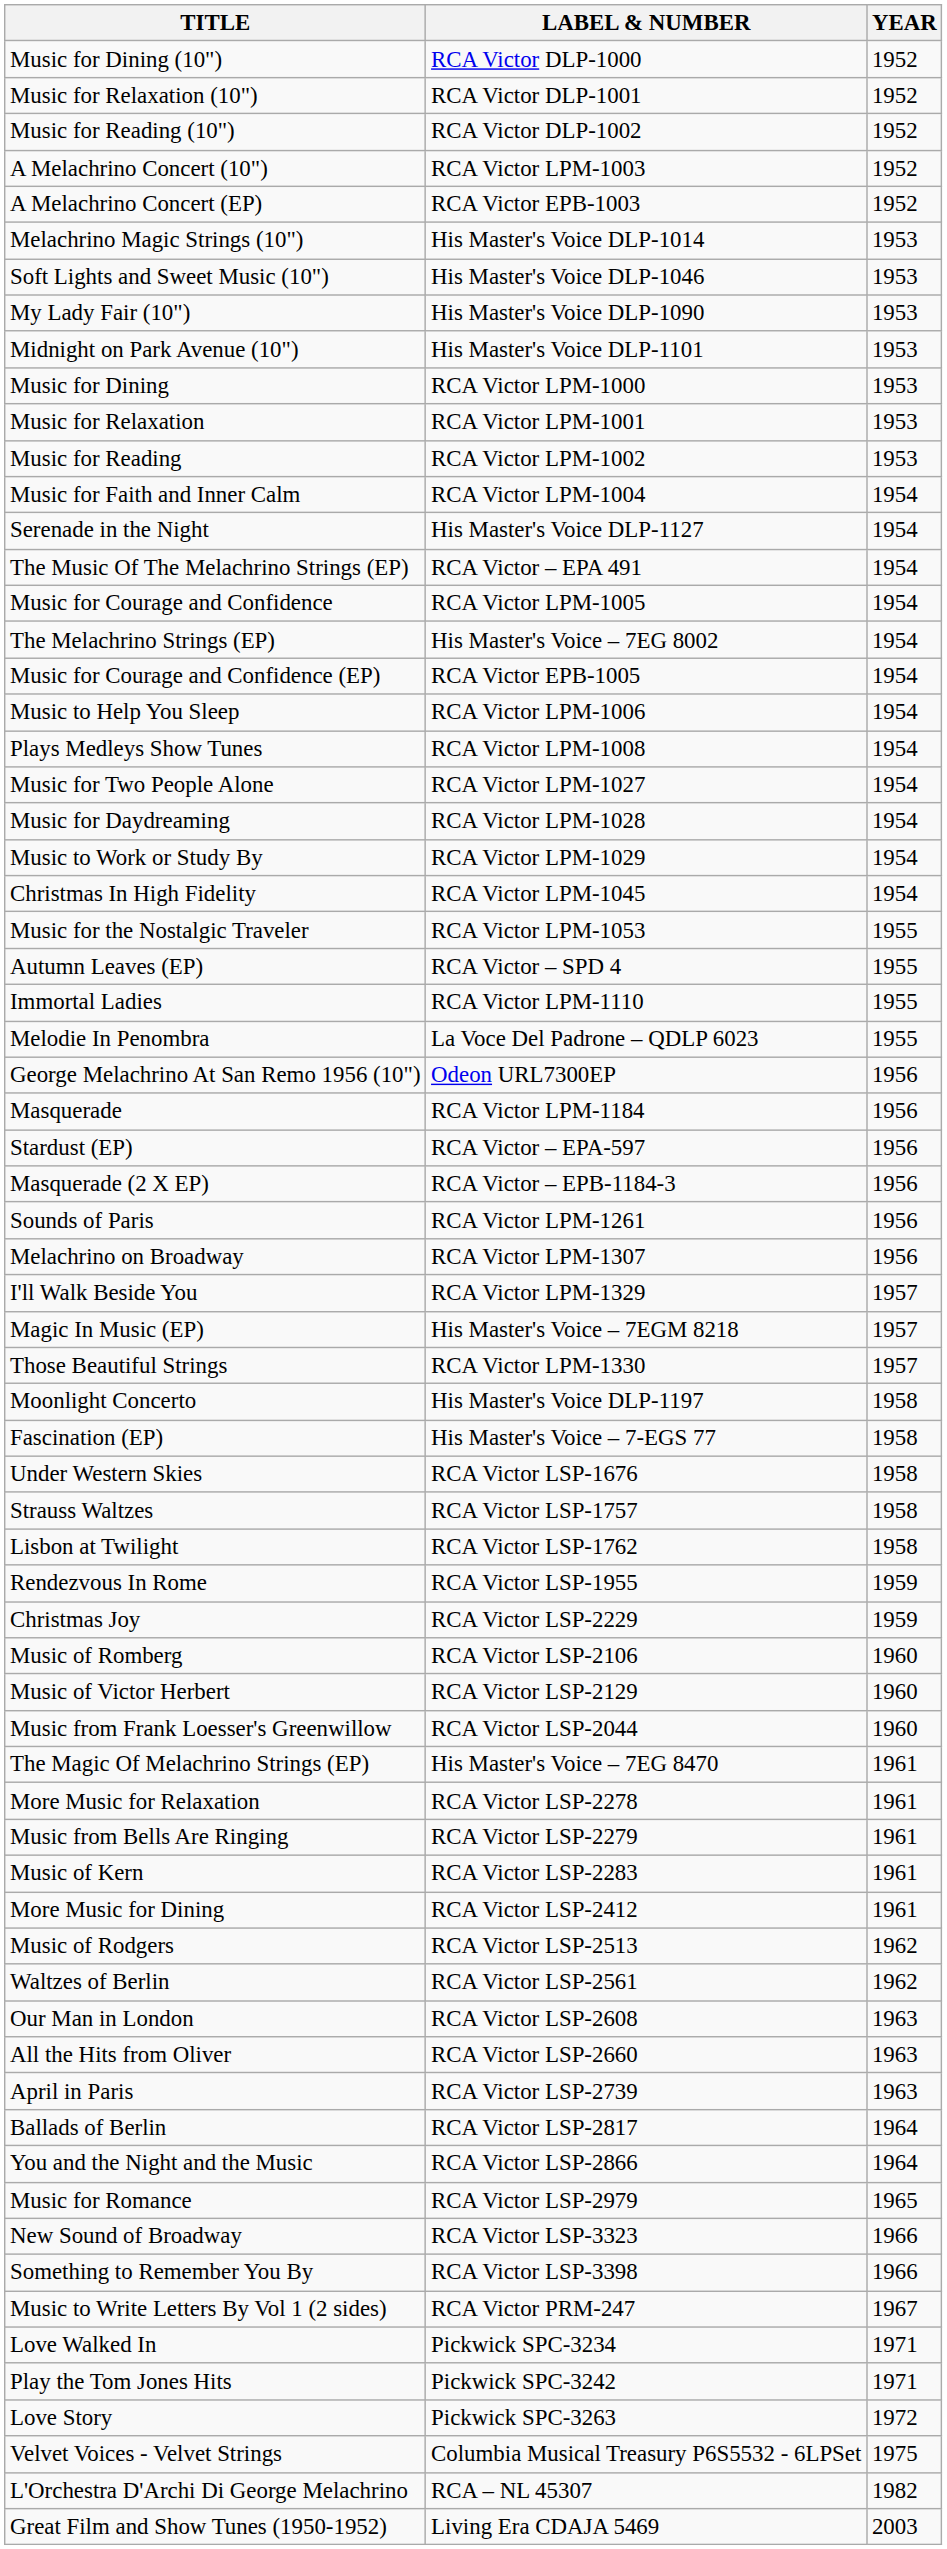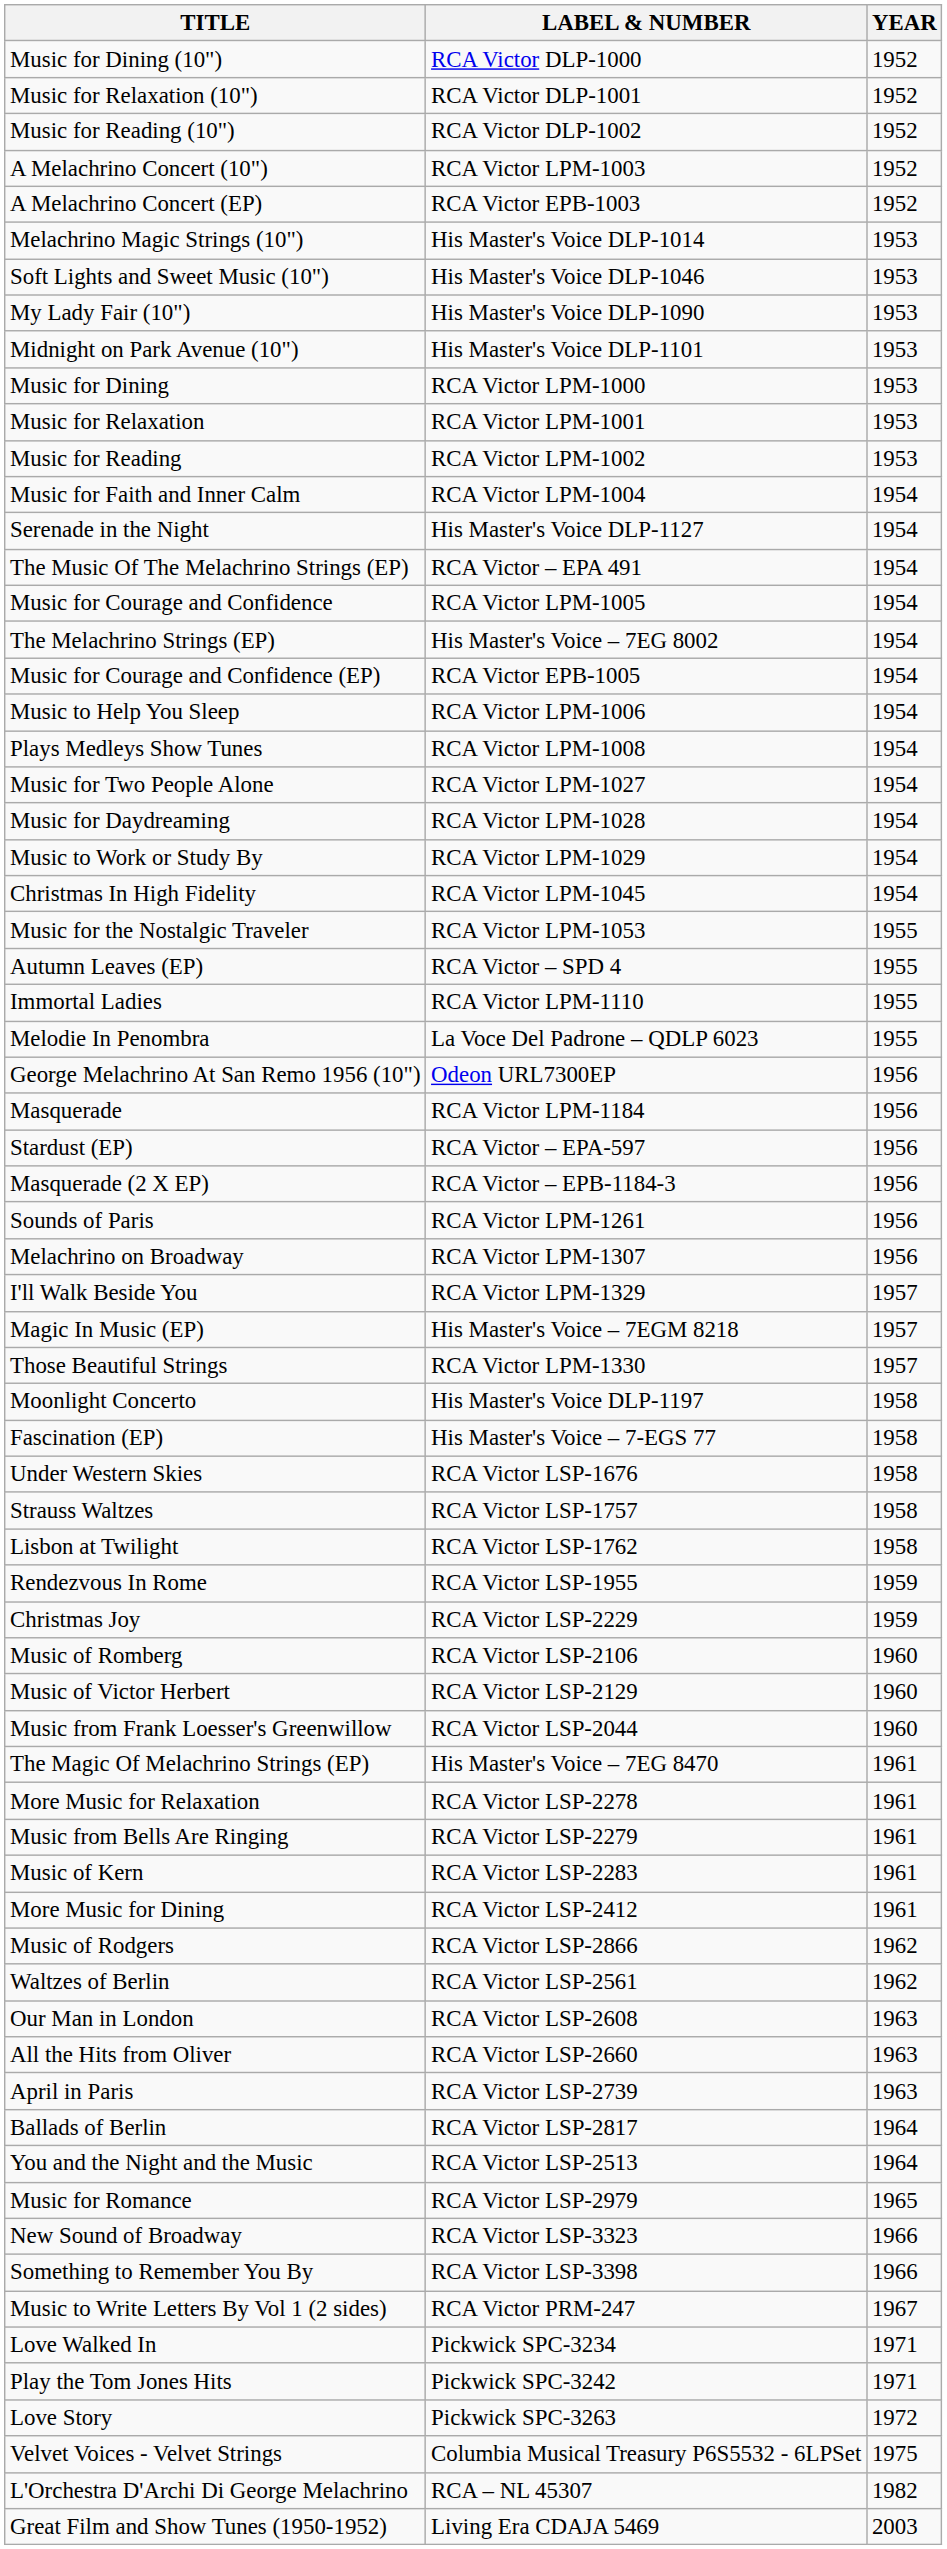(534, 1945) RCA Victor LSP-2513 -> (534, 1945) RCA Victor LSP-2866
(534, 2163) RCA Victor LSP-2866 -> (534, 2163) RCA Victor LSP-2513
